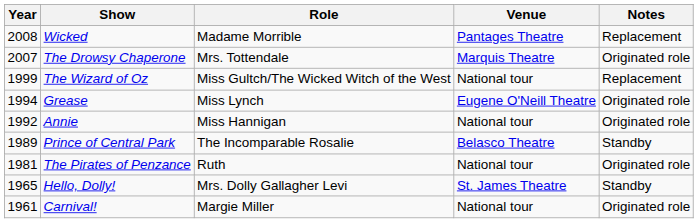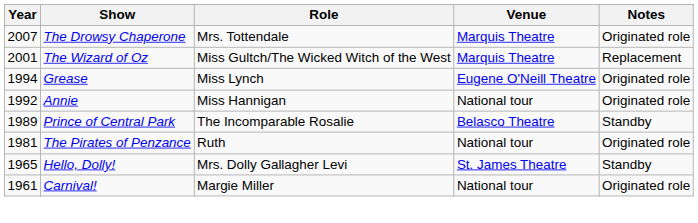- row: (66, 36)
(22, 79) 1999 -> (22, 57) 2001
(495, 79) National tour -> (506, 57) Marquis Theatre
